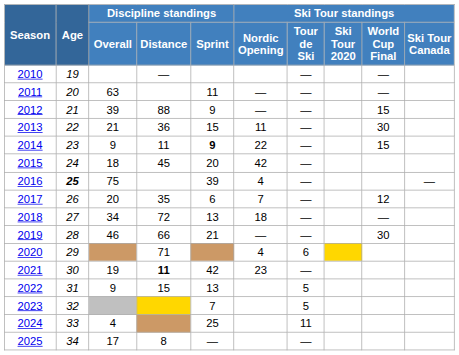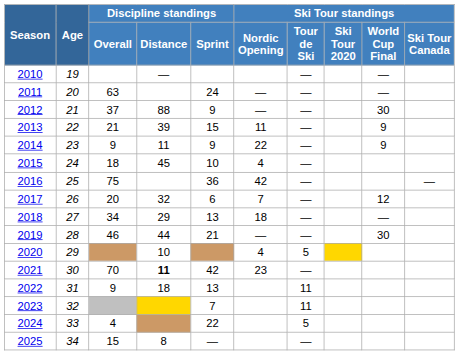(212, 92) 11 -> (212, 92) 24
(113, 110) 39 -> (113, 110) 37
(383, 110) 15 -> (383, 110) 30
(164, 128) 36 -> (164, 128) 39
(383, 128) 30 -> (383, 128) 9
(212, 145) bold -> (212, 145) normal
(383, 145) 15 -> (383, 145) 9
(212, 163) 20 -> (212, 163) 10
(261, 163) 42 -> (261, 163) 4
(72, 181) bold -> (72, 181) normal
(212, 181) 39 -> (212, 181) 36
(261, 181) 4 -> (261, 181) 42
(164, 199) 35 -> (164, 199) 32
(164, 217) 72 -> (164, 217) 29
(164, 234) 66 -> (164, 234) 44
(164, 252) 71 -> (164, 252) 10
(306, 252) 6 -> (306, 252) 5
(113, 270) 19 -> (113, 270) 70
(164, 288) 15 -> (164, 288) 18
(306, 288) 5 -> (306, 288) 11
(306, 306) 5 -> (306, 306) 11
(212, 324) 25 -> (212, 324) 22
(306, 324) 11 -> (306, 324) 5
(113, 341) 17 -> (113, 341) 15
